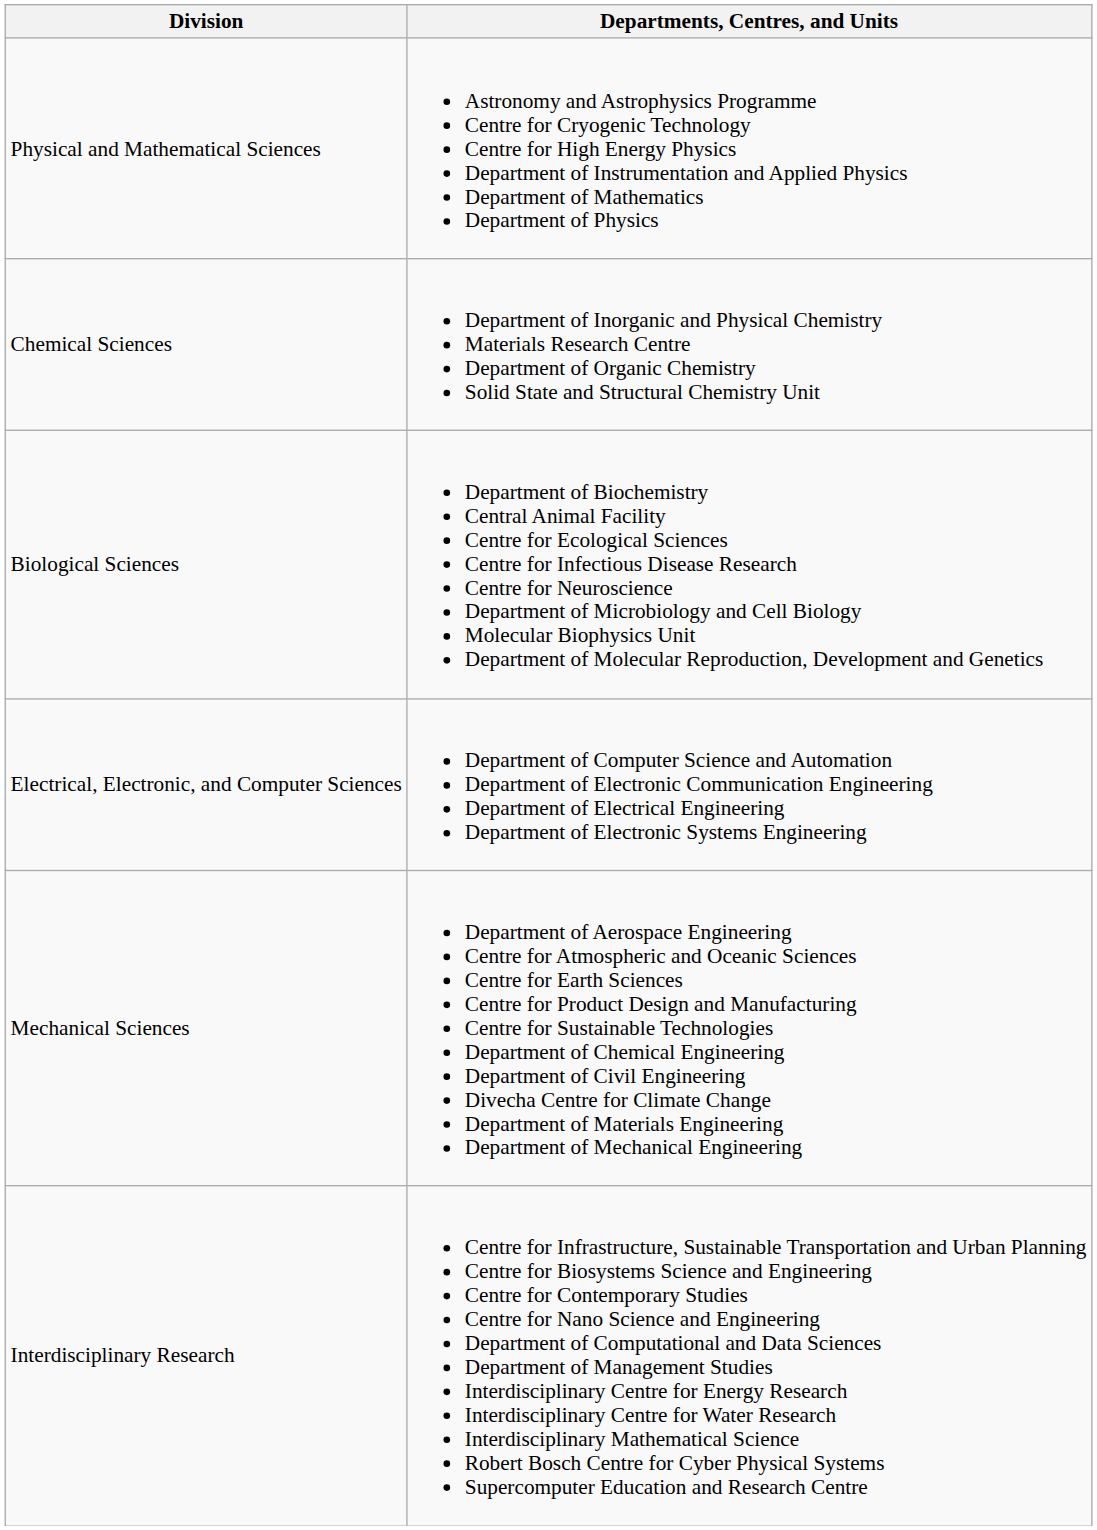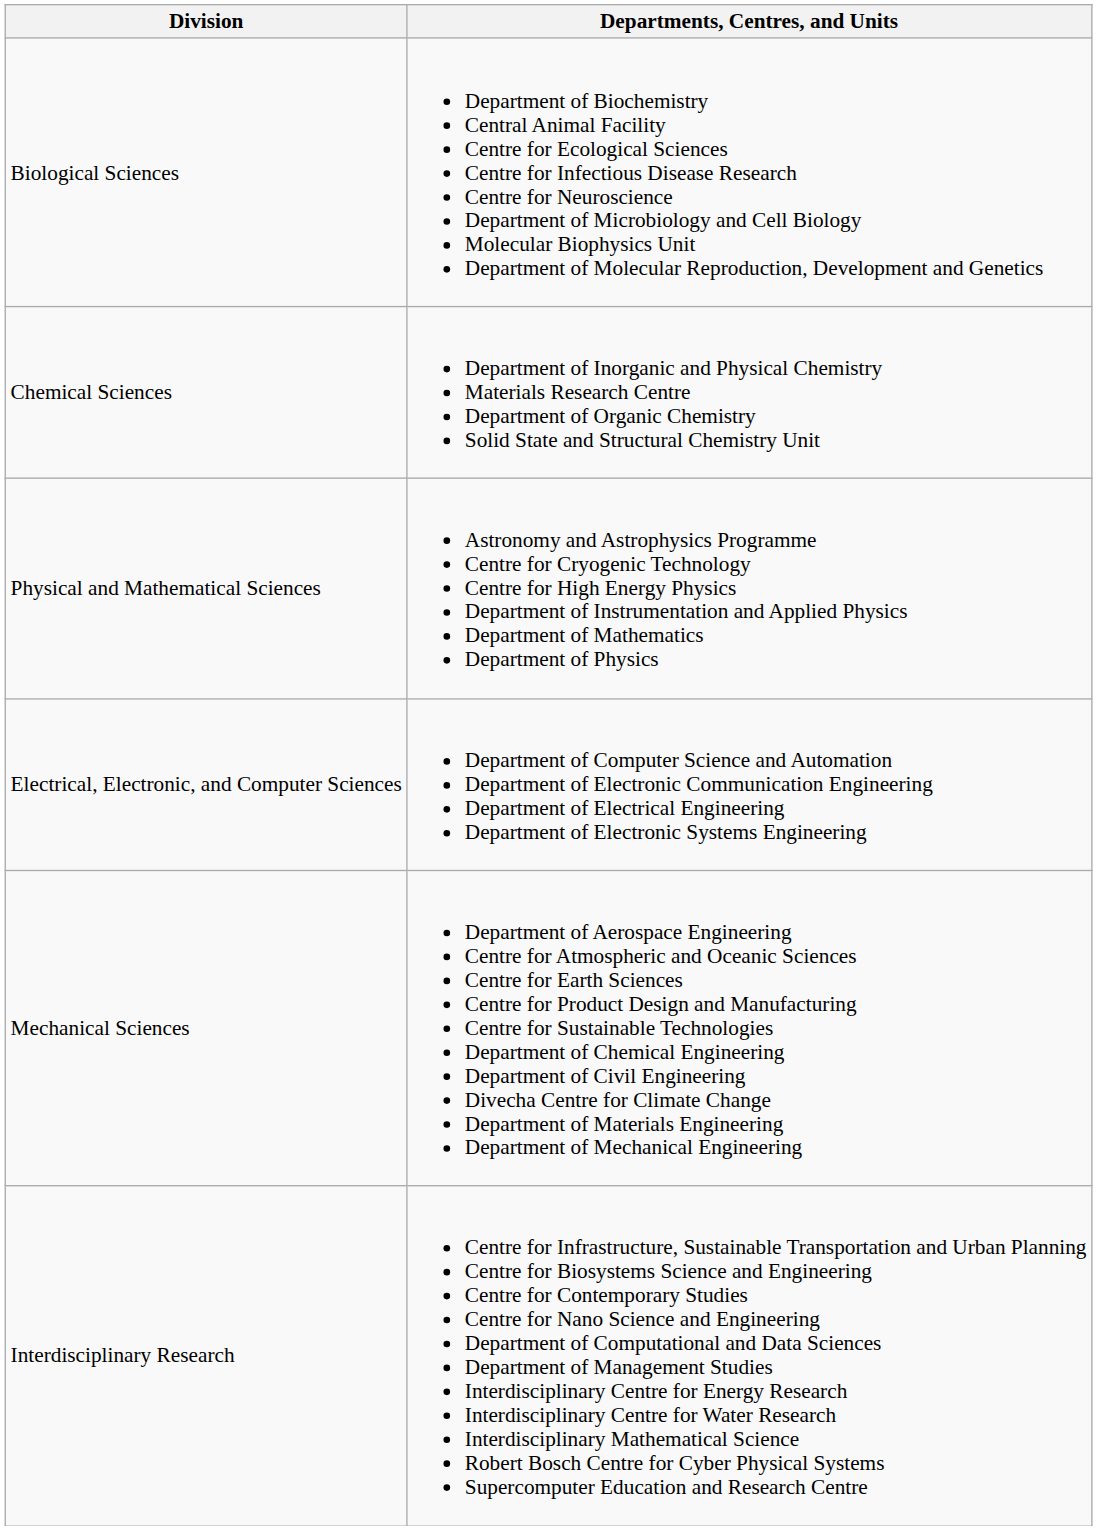rows swapped: (95, 564) <-> (166, 148)
